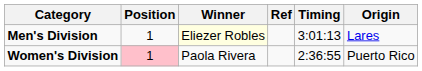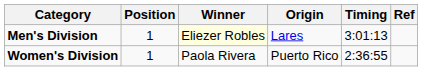columns swapped: (381, 14) <-> (281, 14)
(150, 55) pink background -> (150, 55) no background
